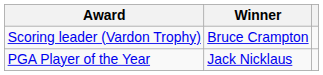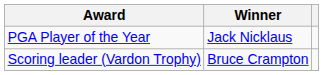rows swapped: (79, 59) <-> (104, 37)
